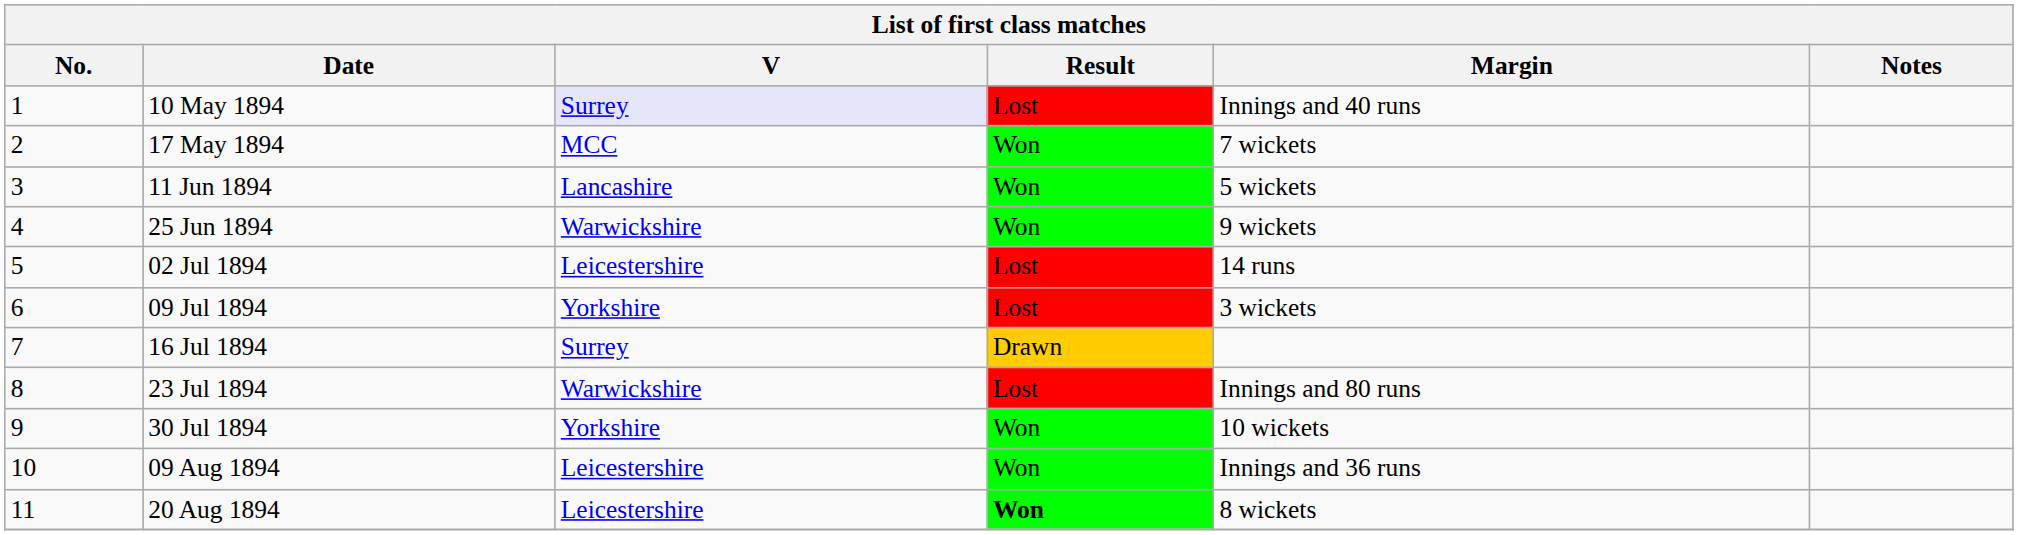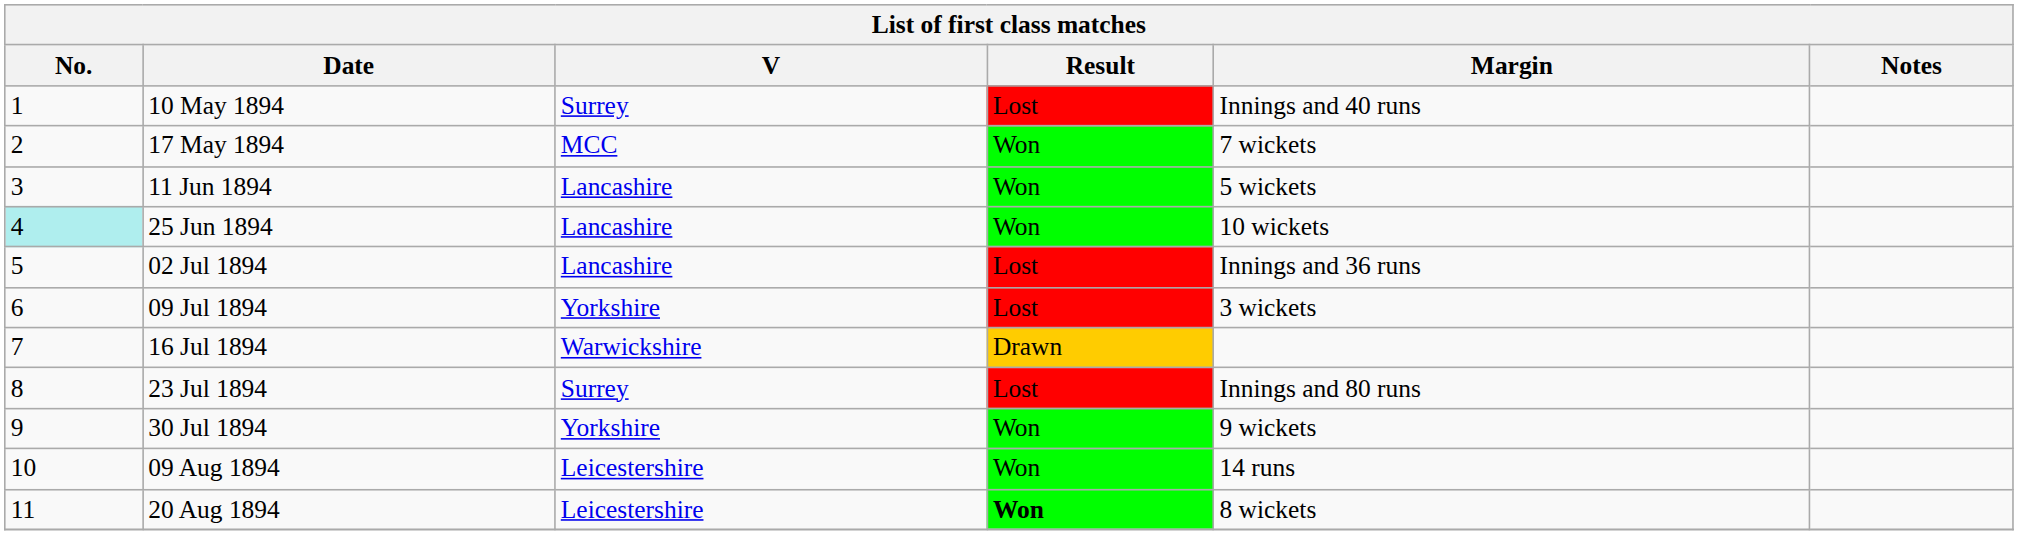(595, 105) lavender background -> (595, 105) no background
(17, 226) no background -> (17, 226) paleturquoise background
(631, 226) Warwickshire -> (617, 226) Lancashire
(1268, 226) 9 wickets -> (1274, 226) 10 wickets
(632, 266) Leicestershire -> (617, 266) Lancashire
(1257, 266) 14 runs -> (1320, 266) Innings and 36 runs
(595, 347) Surrey -> (631, 347) Warwickshire
(631, 387) Warwickshire -> (595, 387) Surrey
(1274, 428) 10 wickets -> (1268, 428) 9 wickets
(1320, 468) Innings and 36 runs -> (1257, 468) 14 runs
